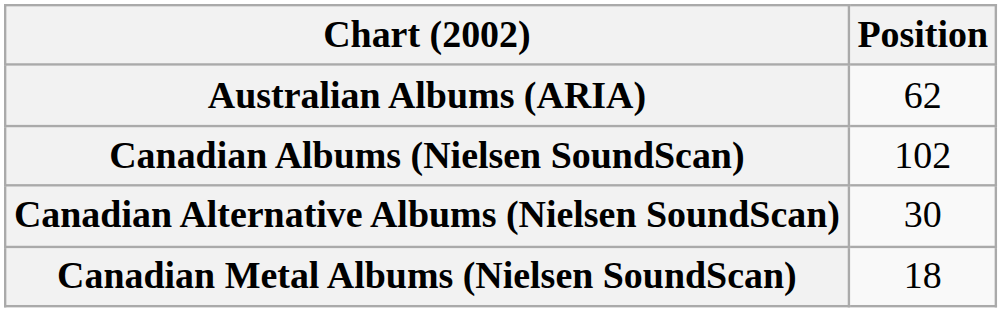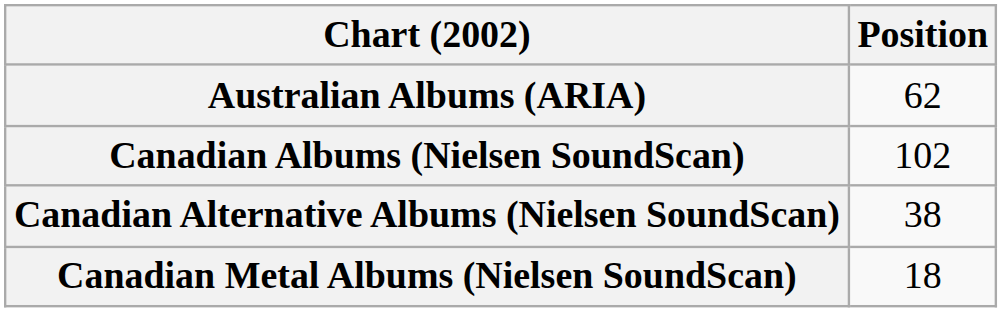(923, 214) 30 -> (923, 214) 38
